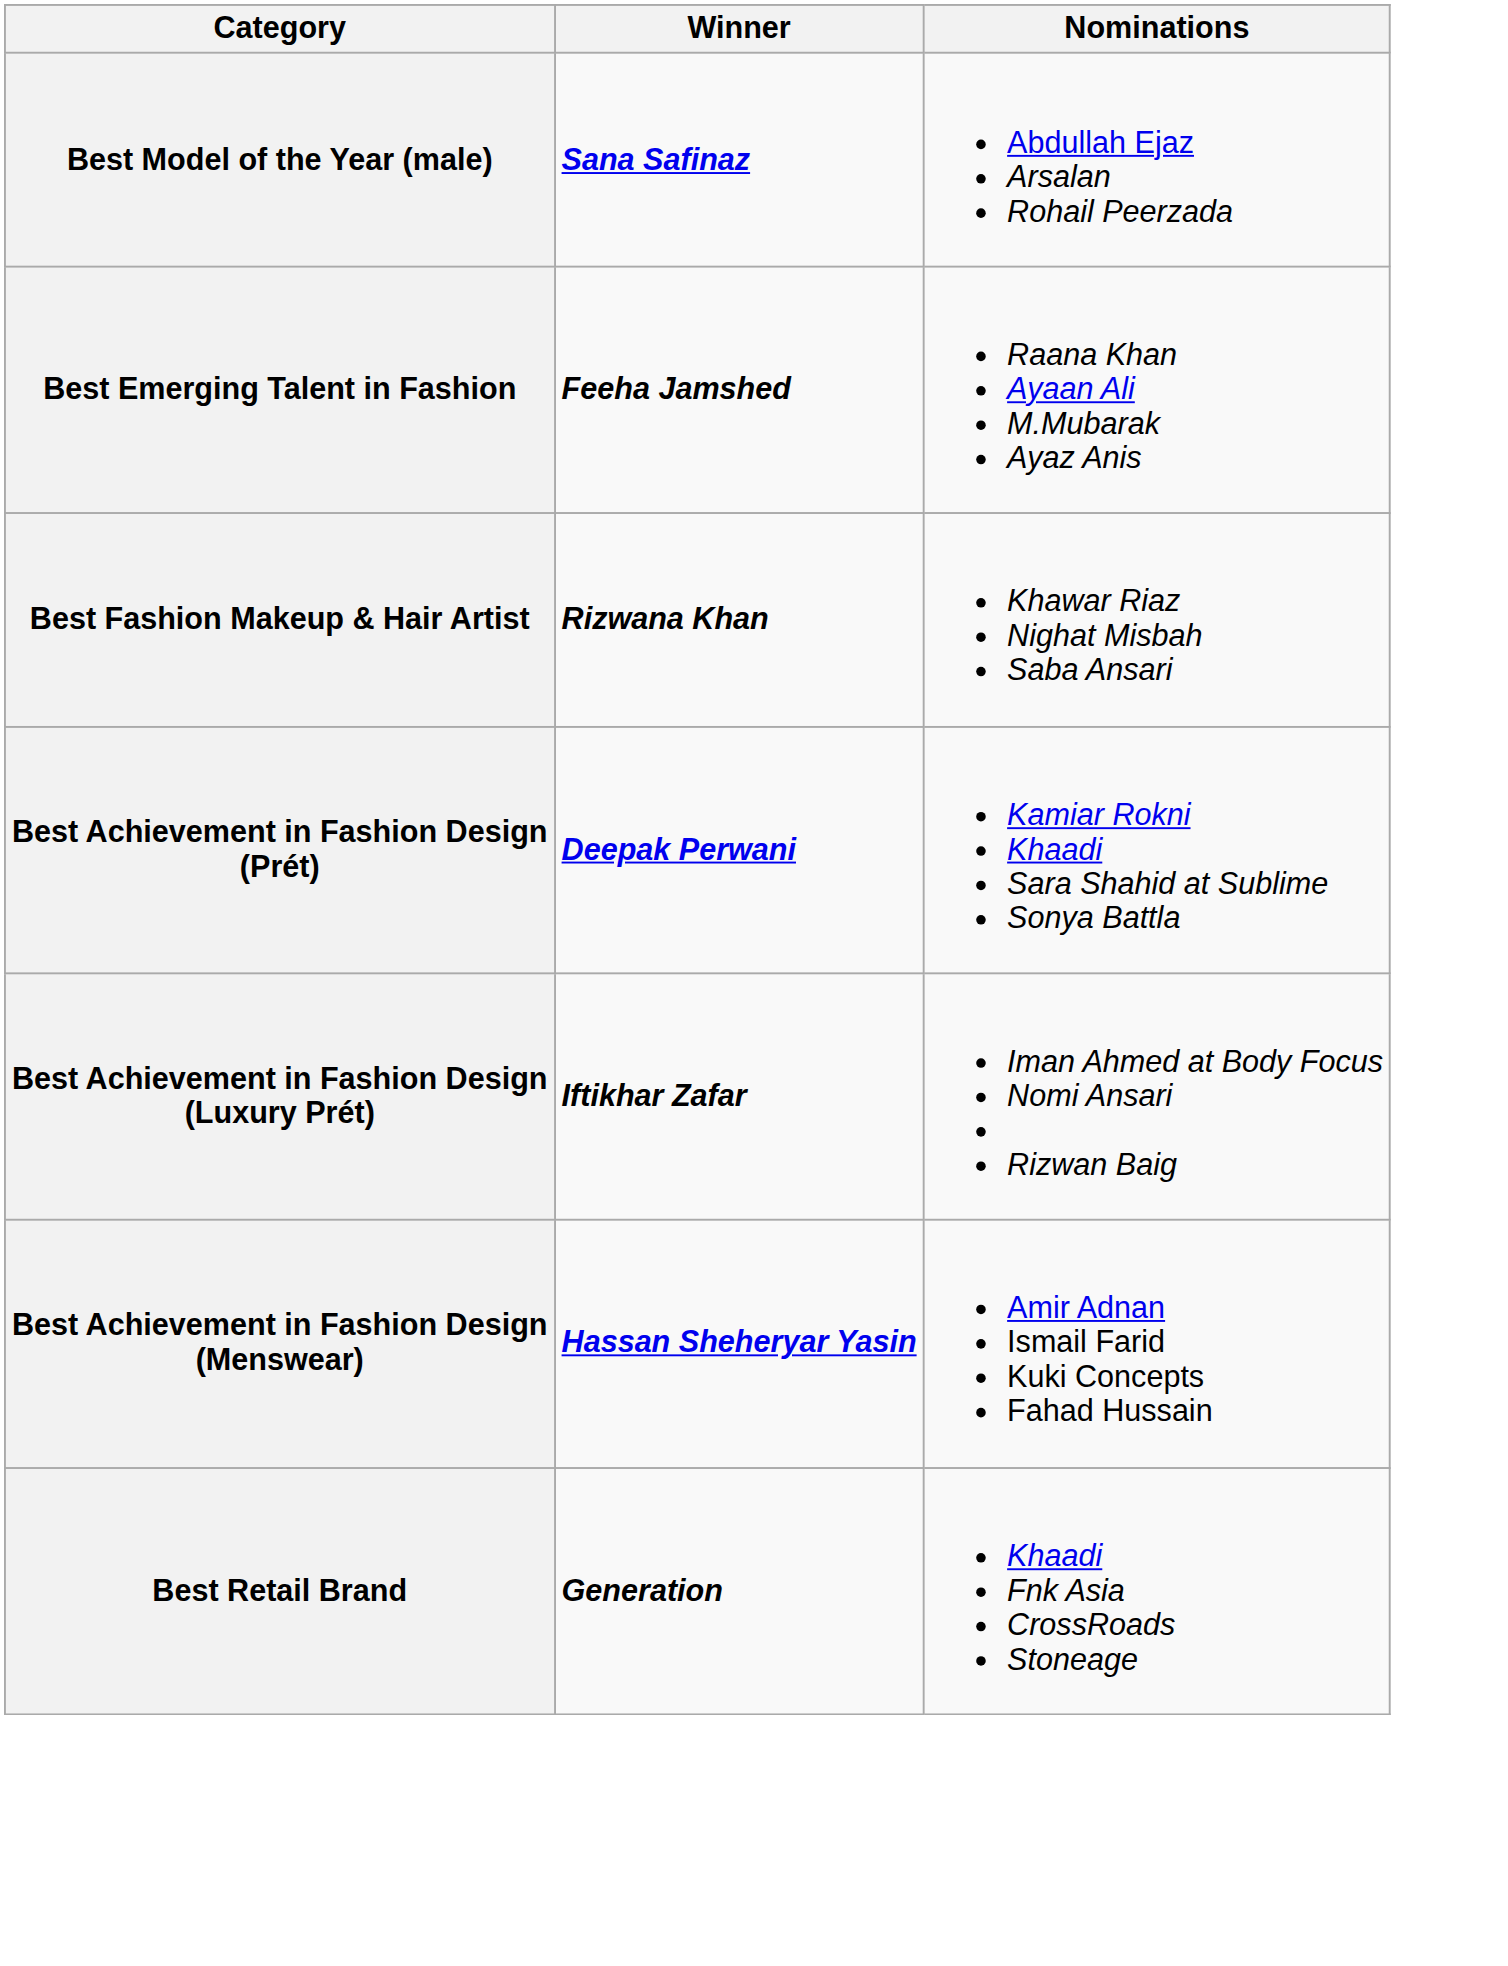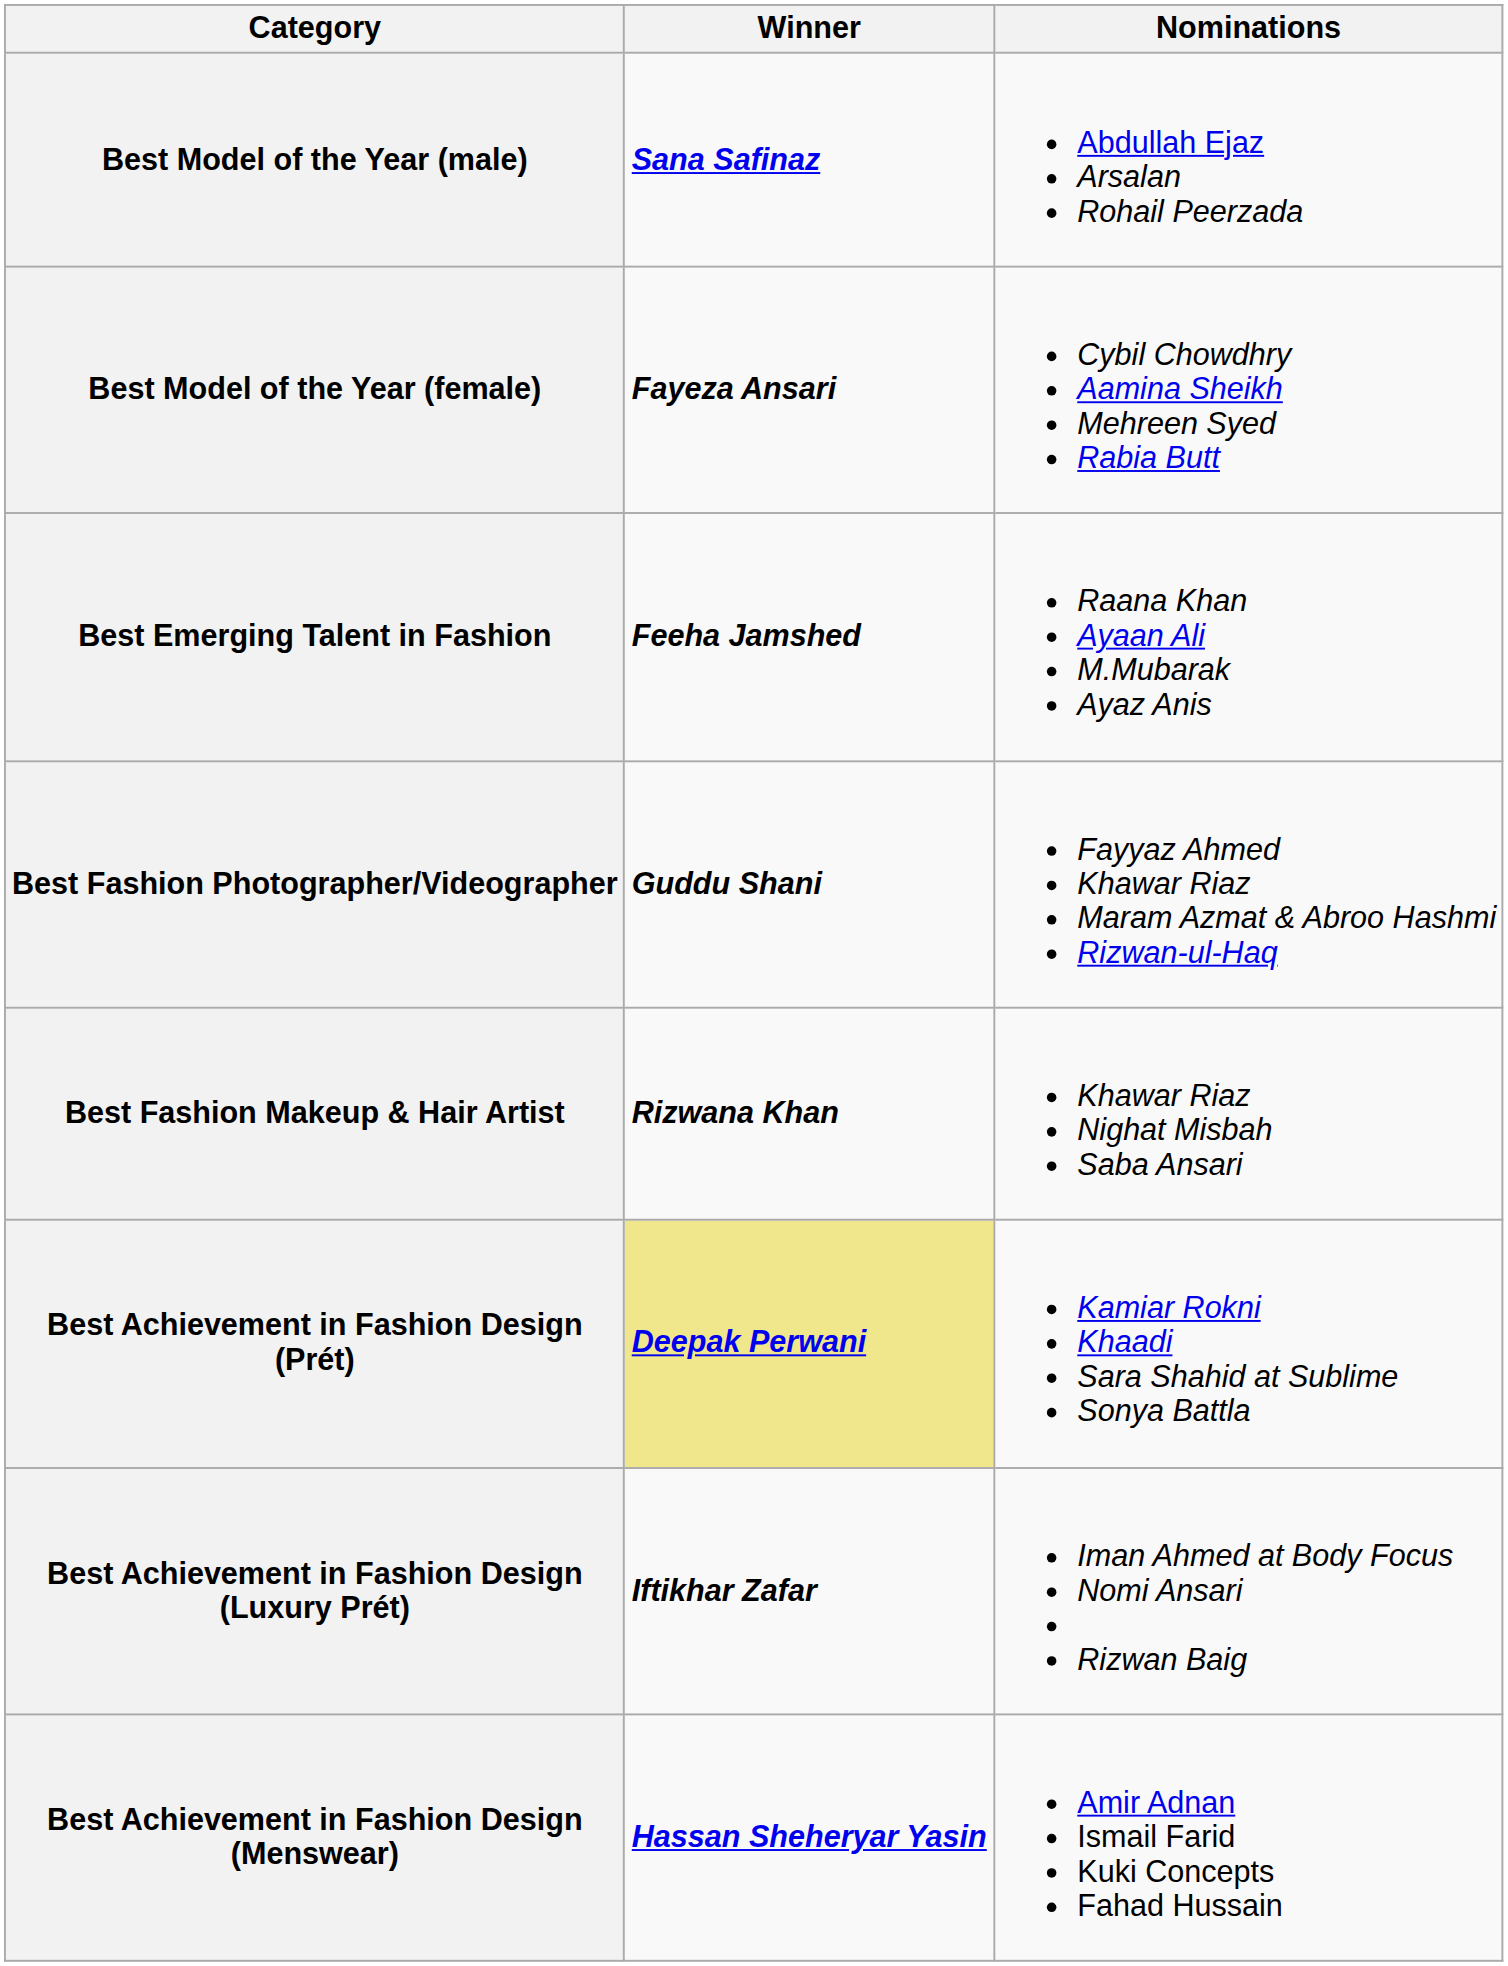+ row: (315, 389)
+ row: (315, 883)
(679, 849) no background -> (749, 1343) khaki background
- row: (280, 1590)
